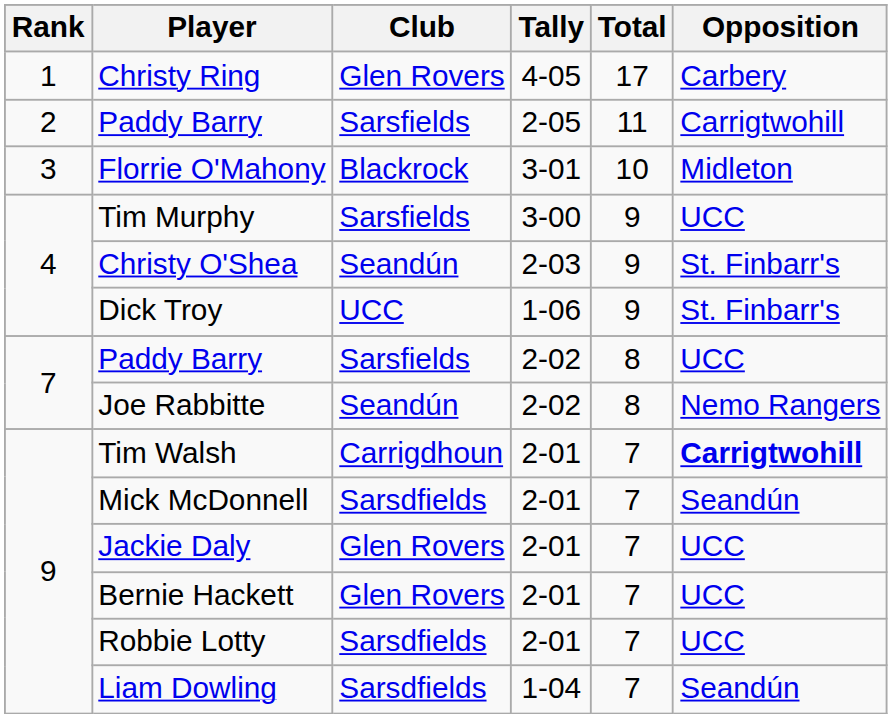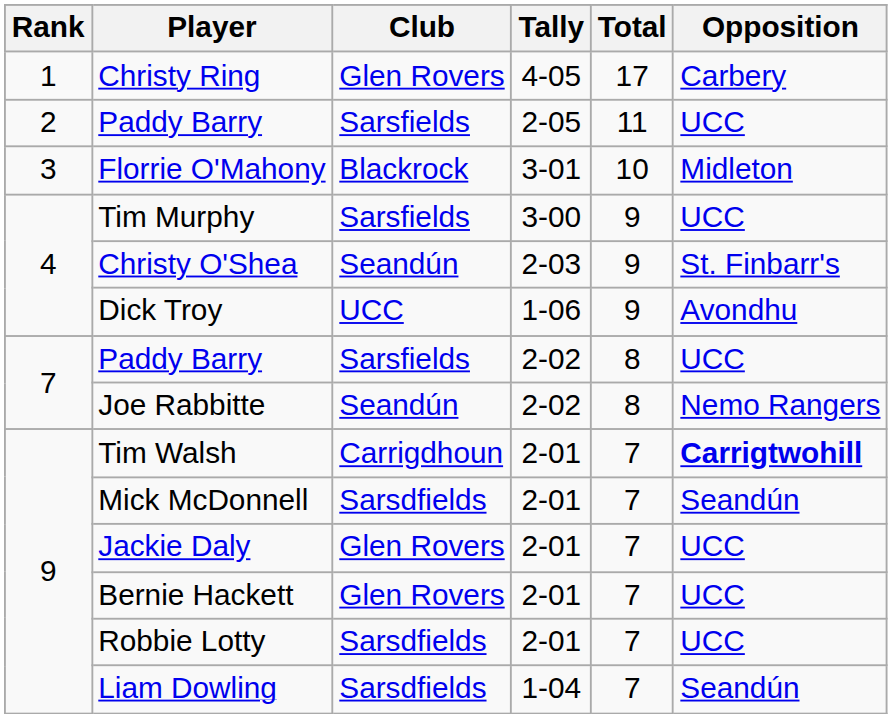(762, 122) Carrigtwohill -> (713, 122) UCC
(760, 311) St. Finbarr's -> (739, 311) Avondhu
